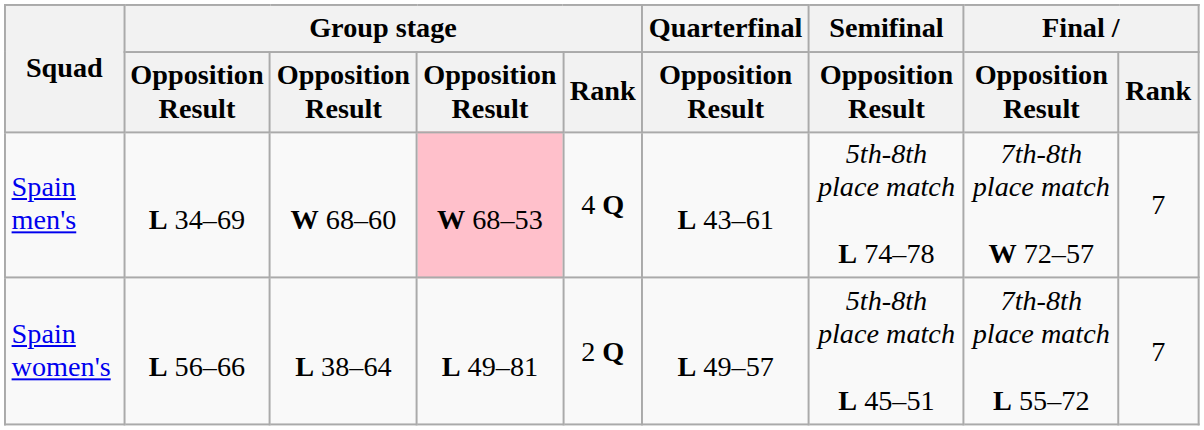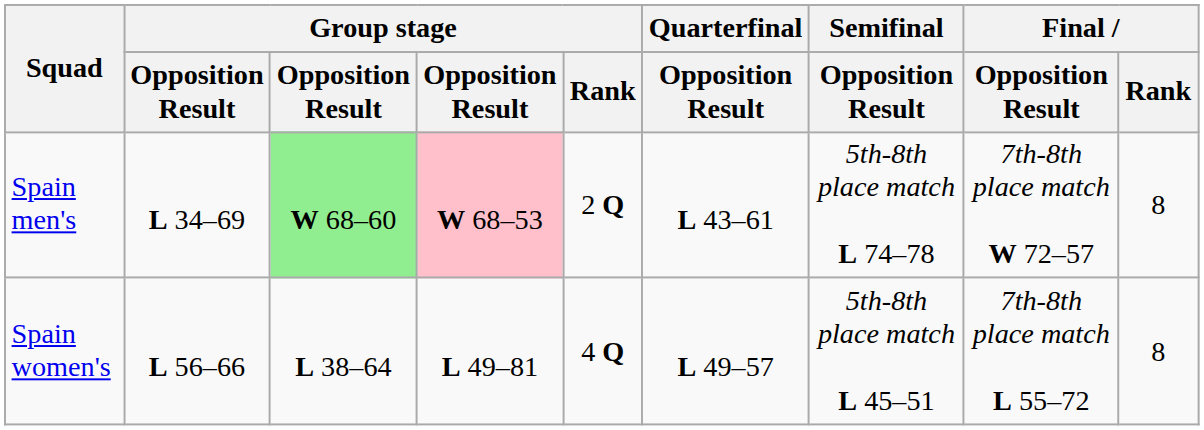(343, 221) no background -> (343, 221) lightgreen background
(603, 204) 4 Q -> (603, 204) 2 Q
(1158, 204) 7 -> (1158, 204) 8
(603, 351) 2 Q -> (603, 351) 4 Q
(1158, 351) 7 -> (1158, 351) 8
